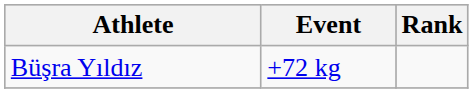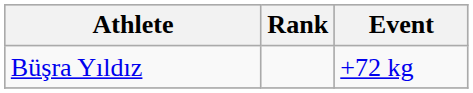columns swapped: (328, 25) <-> (432, 25)
